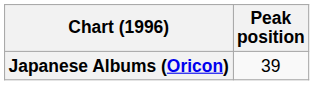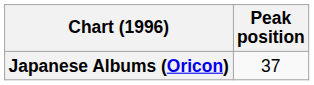(271, 65) 39 -> (271, 65) 37
